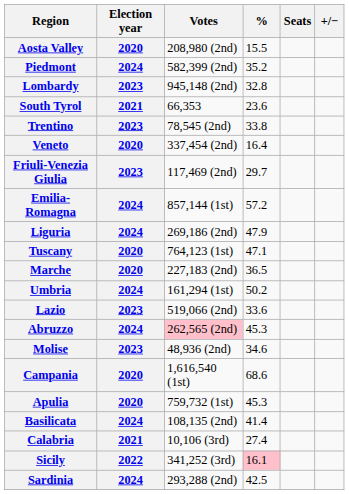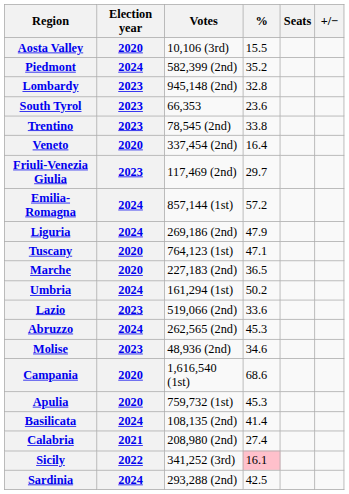(202, 47) 208,980 (2nd) -> (198, 47) 10,106 (3rd)
(131, 106) 2021 -> (131, 106) 2023
(202, 329) pink background -> (202, 329) no background
(198, 440) 10,106 (3rd) -> (202, 440) 208,980 (2nd)
